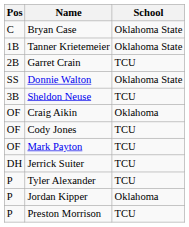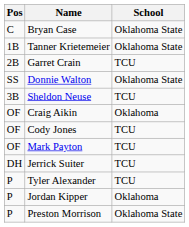(125, 213) TCU -> (148, 213) Oklahoma State
